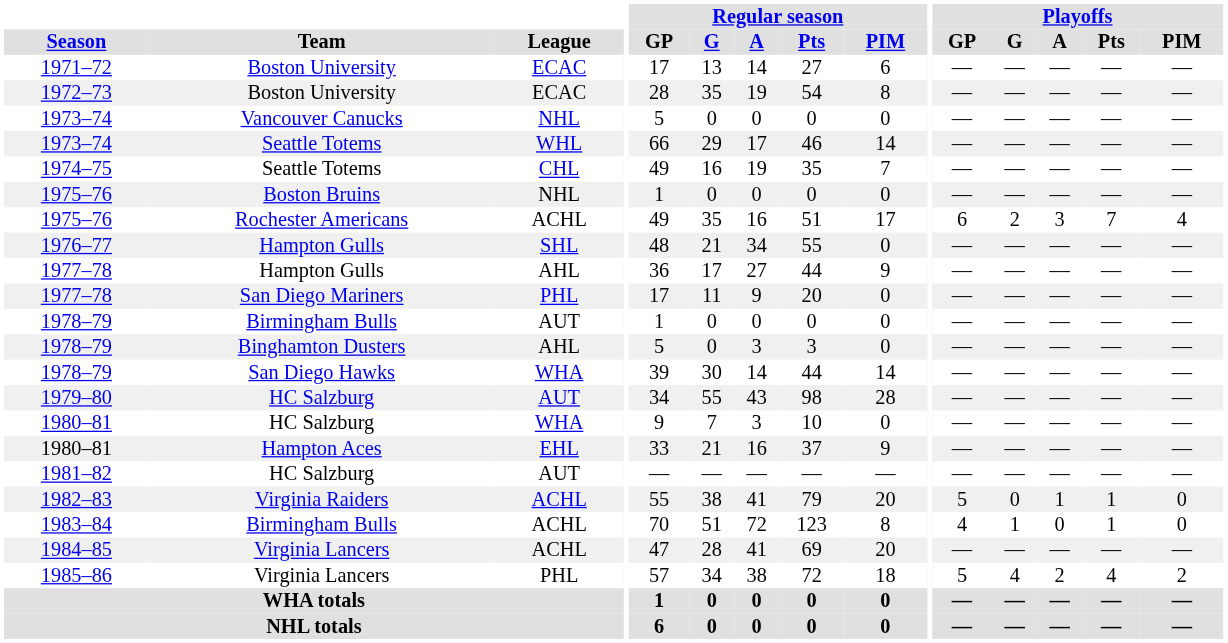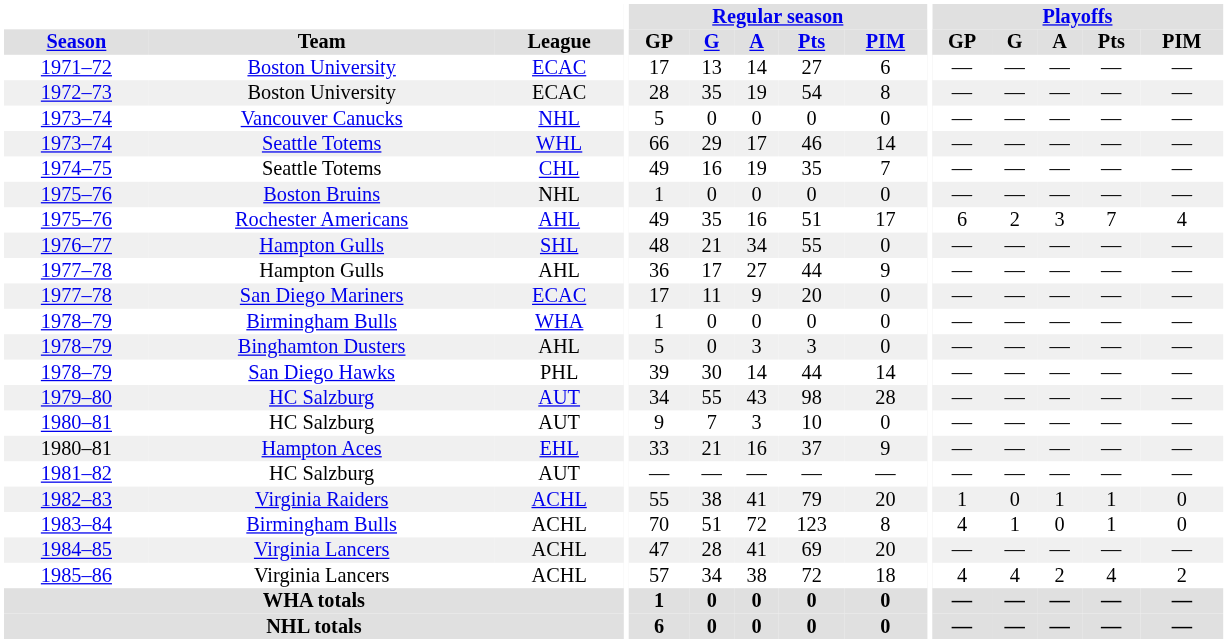(559, 219) ACHL -> (559, 219) AHL
(559, 295) PHL -> (559, 295) ECAC
(559, 321) AUT -> (559, 321) WHA
(559, 372) WHA -> (559, 372) PHL
(559, 422) WHA -> (559, 422) AUT
(962, 499) 5 -> (962, 499) 1
(559, 575) PHL -> (559, 575) ACHL
(962, 575) 5 -> (962, 575) 4
